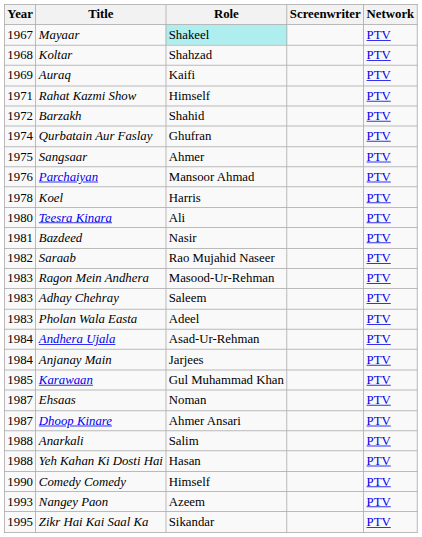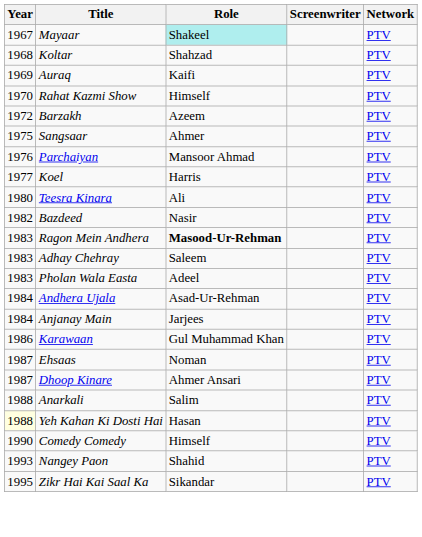(20, 95) 1971 -> (20, 95) 1970
(187, 116) Shahid -> (187, 116) Azeem
- row: (96, 136)
(20, 197) 1978 -> (20, 177) 1977
(20, 237) 1981 -> (20, 217) 1982
- row: (57, 258)
(222, 278) normal -> (225, 237) bold
(20, 380) 1985 -> (20, 339) 1986
(20, 461) no background -> (20, 420) lightyellow background
(187, 501) Azeem -> (187, 461) Shahid
